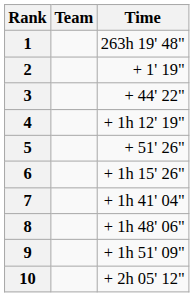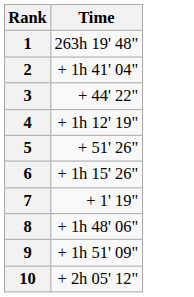- column: (74, 17)
(159, 69) + 1' 19" -> (98, 69) + 1h 41' 04"
(144, 200) + 1h 41' 04" -> (112, 200) + 1' 19"
